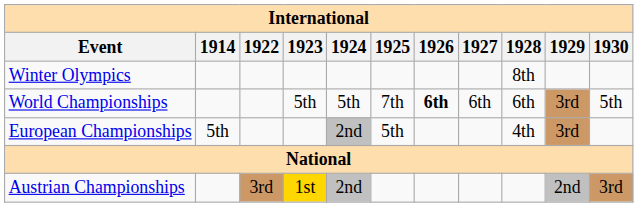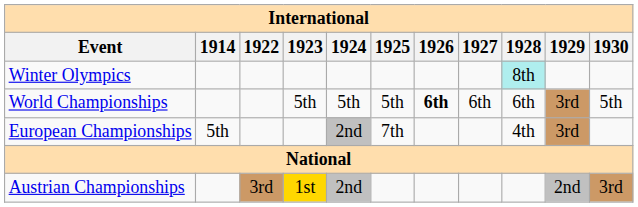(524, 74) no background -> (524, 74) paleturquoise background
(392, 103) 7th -> (392, 103) 5th
(392, 131) 5th -> (392, 131) 7th
